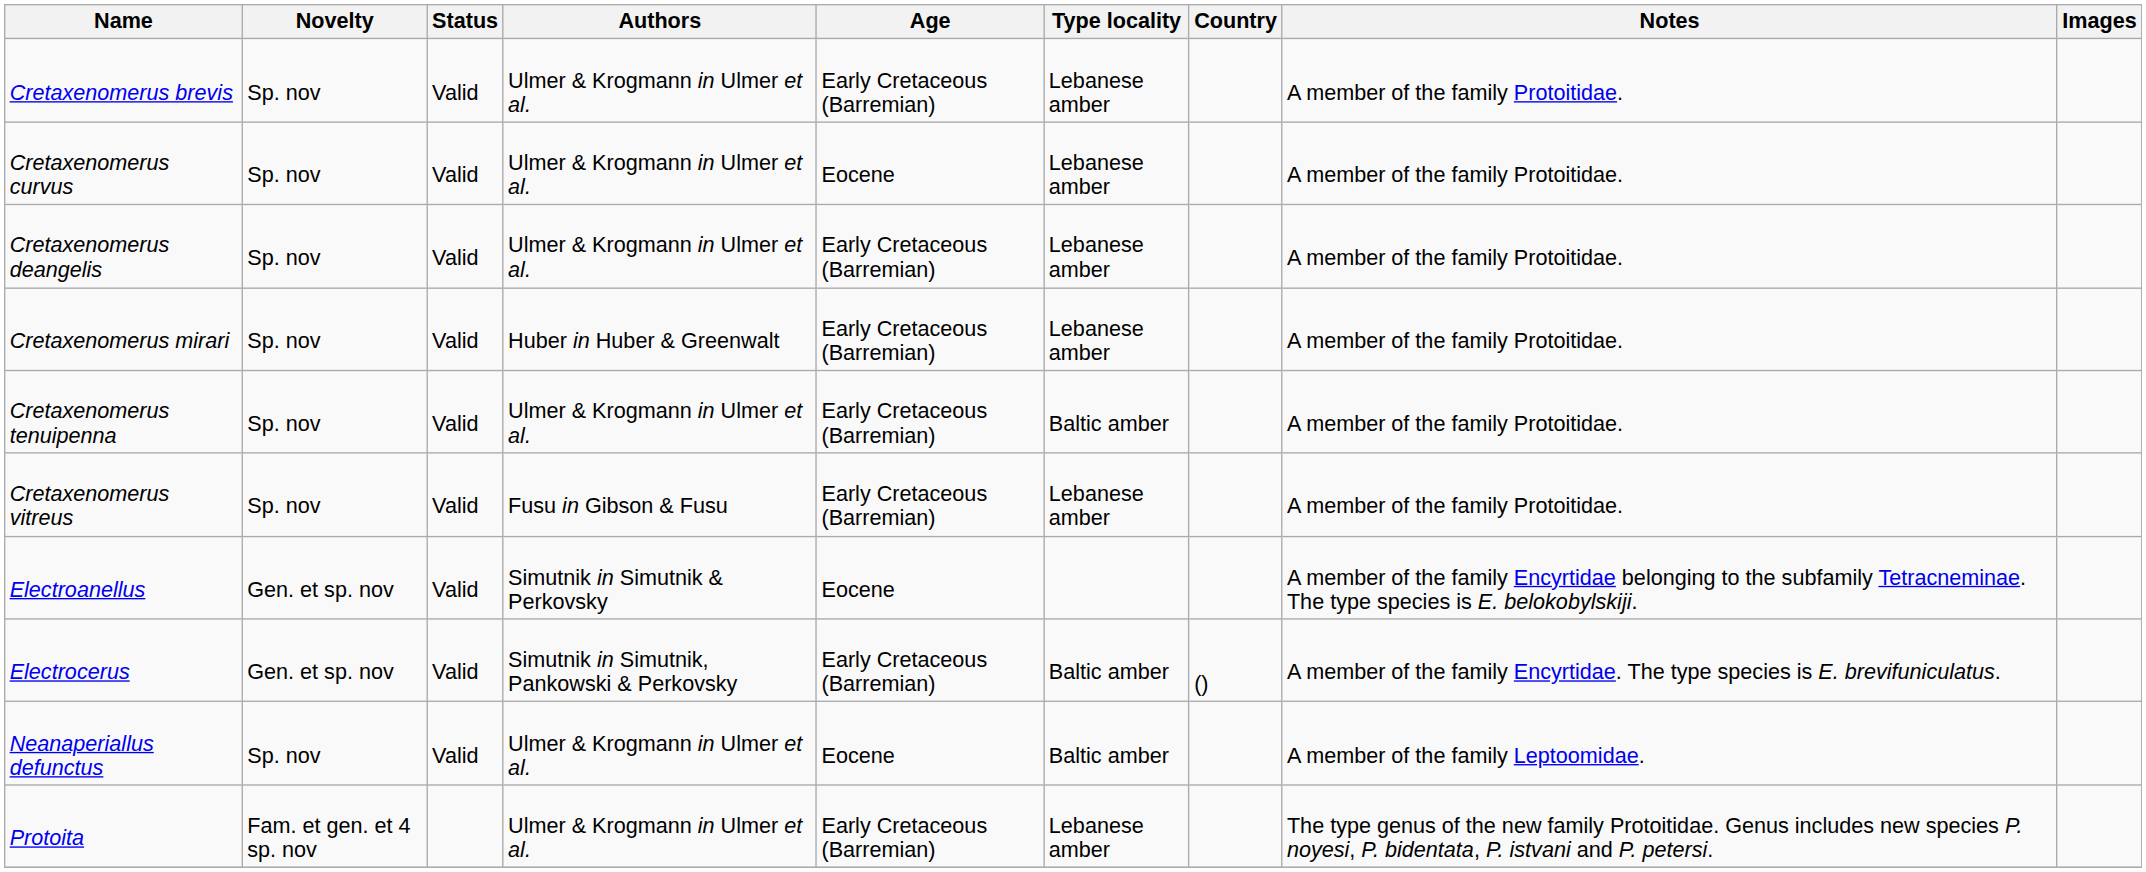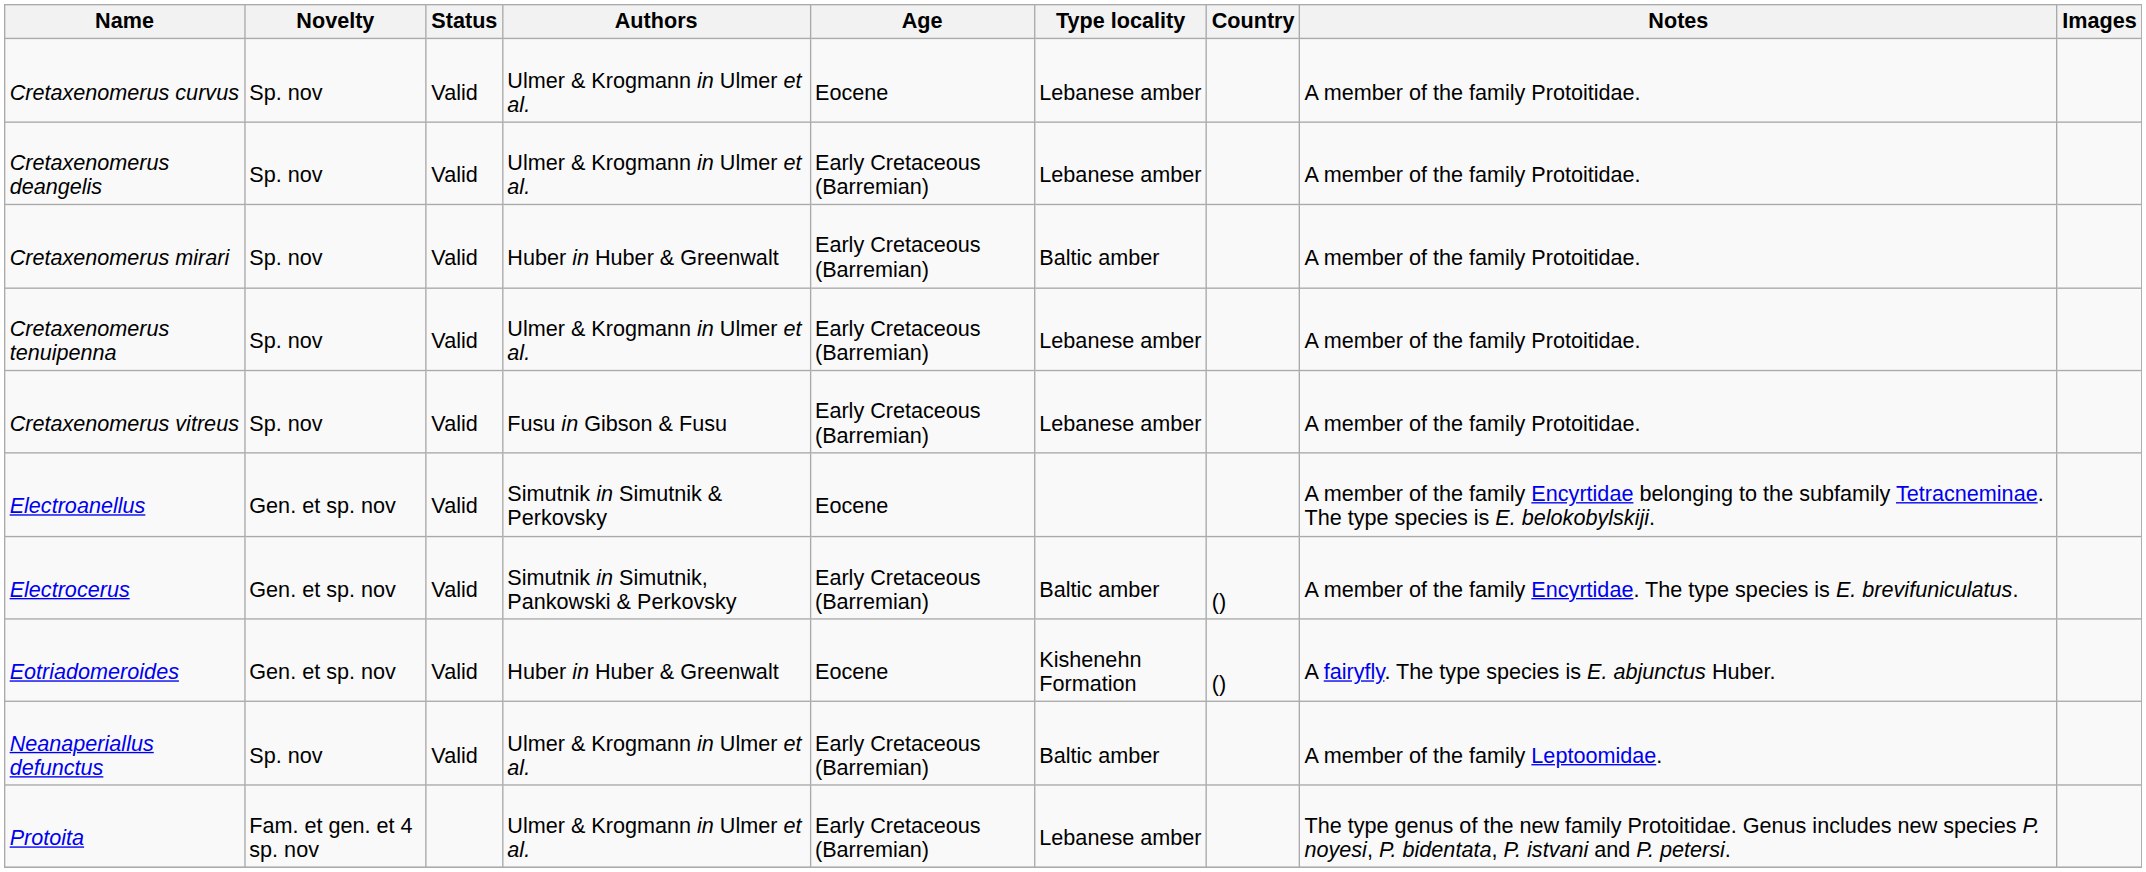- row: (121, 92)
(1096, 340) Lebanese amber -> (1099, 258) Baltic amber
(1109, 423) Baltic amber -> (1120, 340) Lebanese amber
+ row: (94, 672)
(858, 755) Eocene -> (898, 755) Early Cretaceous (Barremian)
